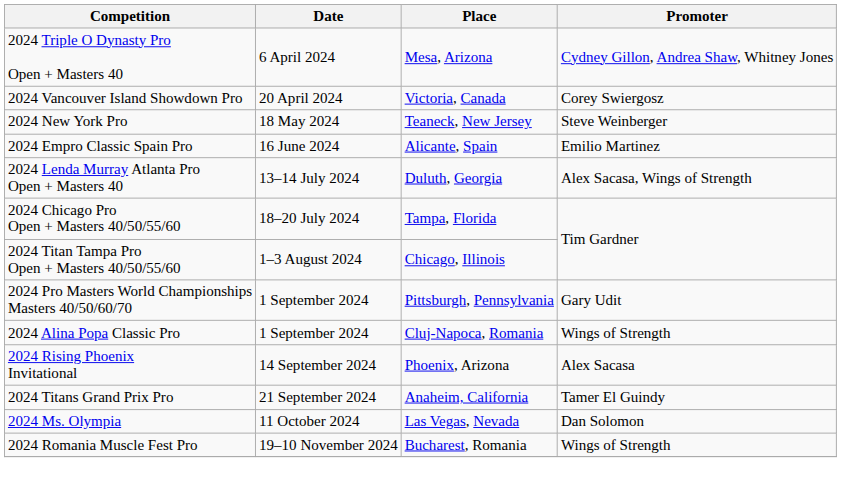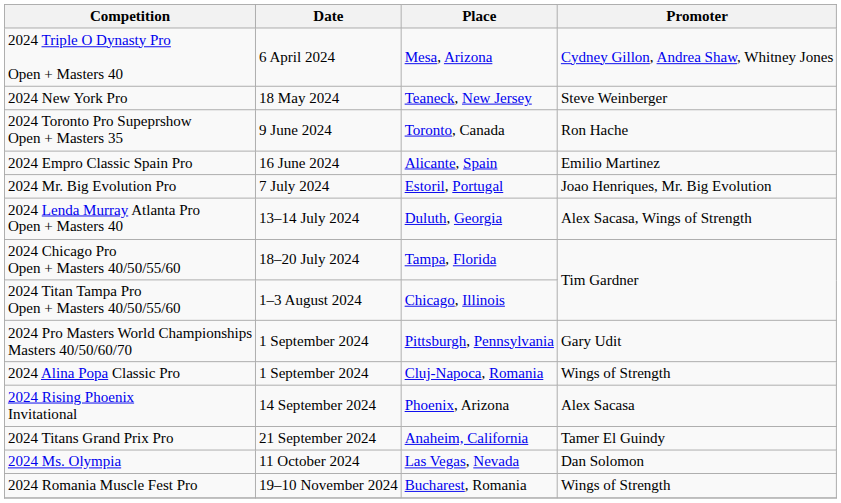- row: (125, 97)
+ row: (100, 130)
+ row: (92, 186)
